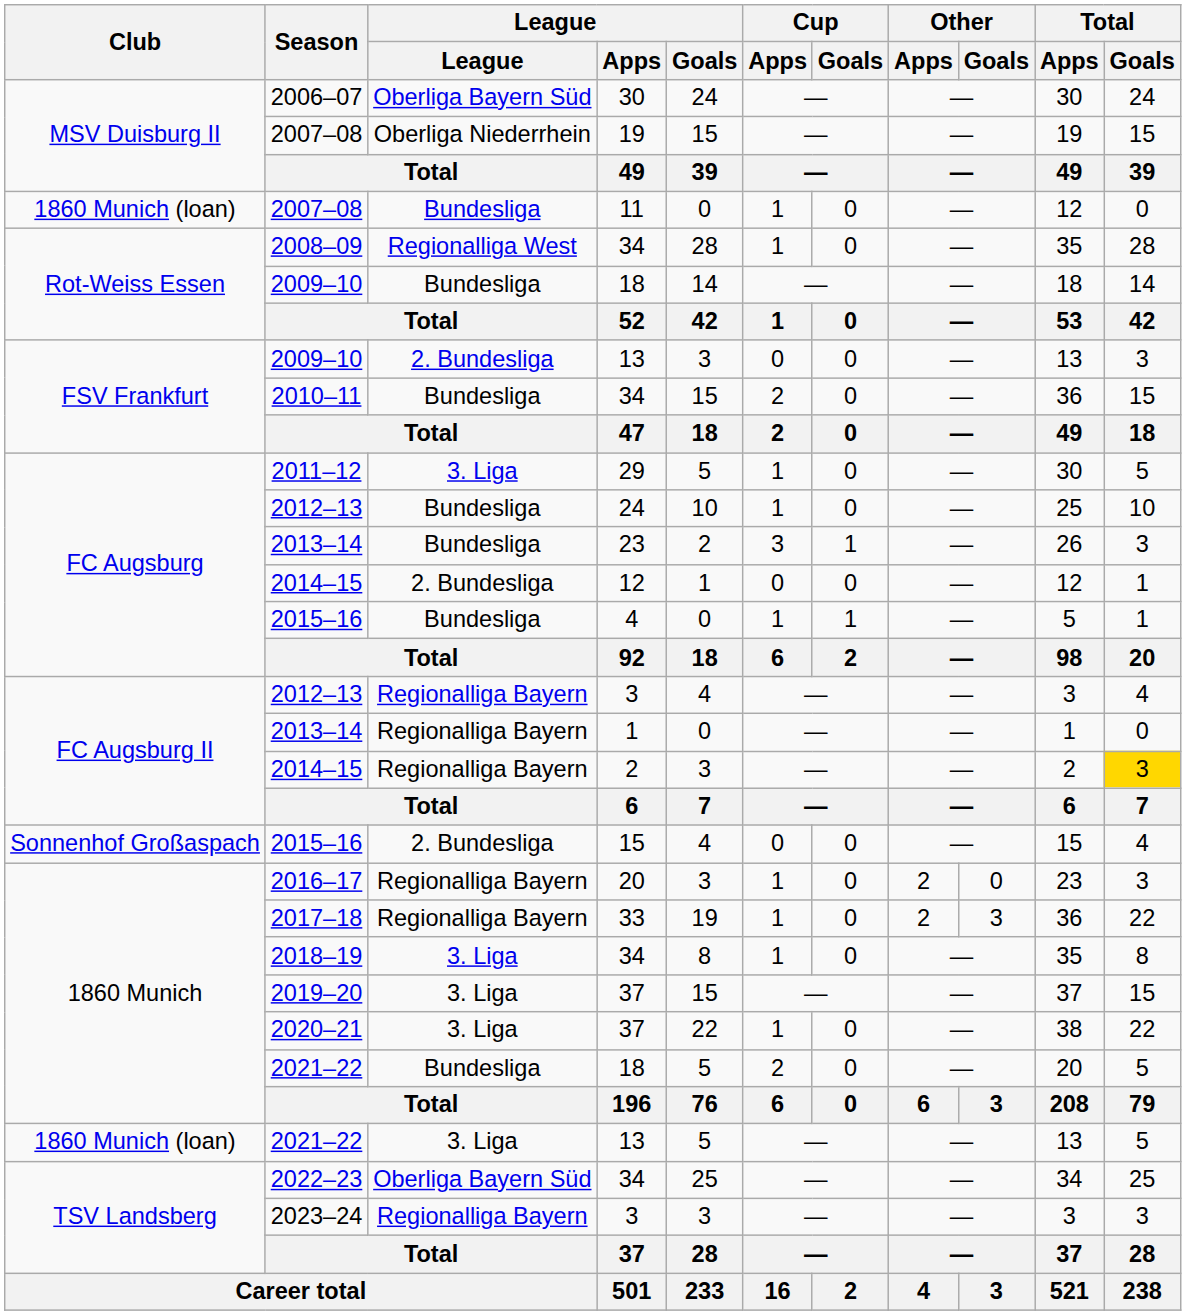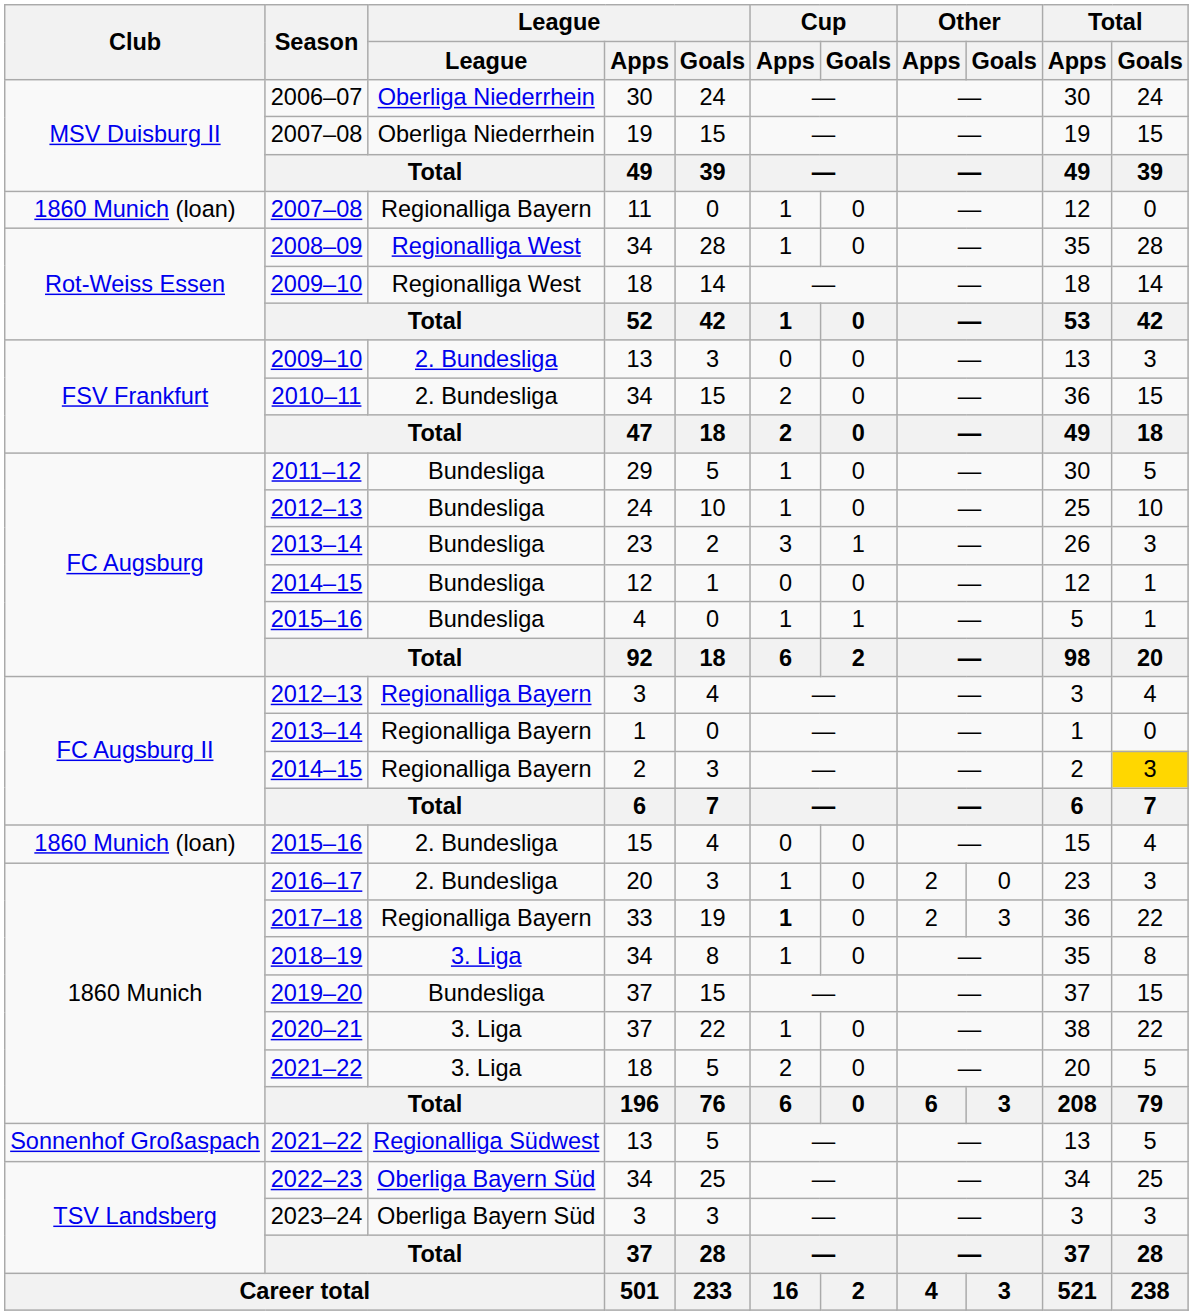(482, 97) Oberliga Bayern Süd -> (486, 97) Oberliga Niederrhein
(482, 209) Bundesliga -> (486, 209) Regionalliga Bayern
(482, 284) Bundesliga -> (486, 284) Regionalliga West
(482, 396) Bundesliga -> (486, 396) 2. Bundesliga
(482, 470) 3. Liga -> (486, 470) Bundesliga
(482, 582) 2. Bundesliga -> (486, 582) Bundesliga
(135, 843) Sonnenhof Großaspach -> (135, 843) 1860 Munich (loan)
(482, 881) Regionalliga Bayern -> (486, 881) 2. Bundesliga
(778, 918) normal -> (785, 918) bold
(482, 992) 3. Liga -> (486, 992) Bundesliga
(482, 1067) Bundesliga -> (486, 1067) 3. Liga
(135, 1142) 1860 Munich (loan) -> (135, 1142) Sonnenhof Großaspach
(482, 1142) 3. Liga -> (486, 1142) Regionalliga Südwest
(482, 1216) Regionalliga Bayern -> (486, 1216) Oberliga Bayern Süd
